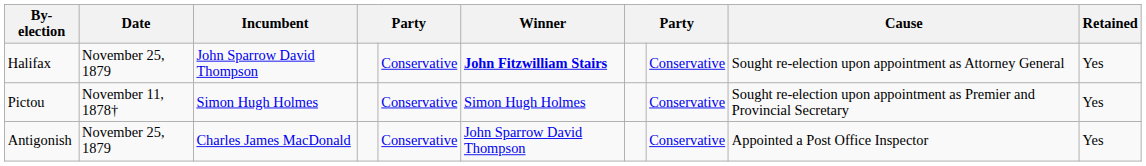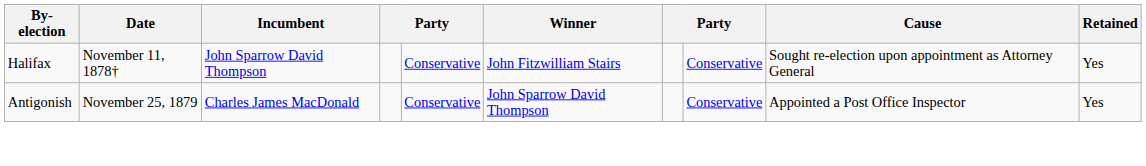(123, 63) November 25, 1879 -> (124, 63) November 11, 1878†
(536, 63) bold -> (554, 63) normal
- row: (26, 102)
